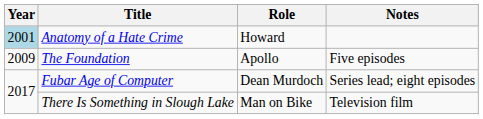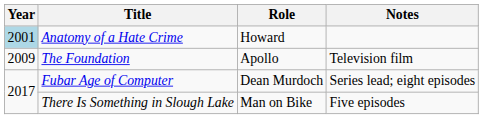(367, 59) Five episodes -> (371, 59) Television film
(371, 102) Television film -> (367, 102) Five episodes
